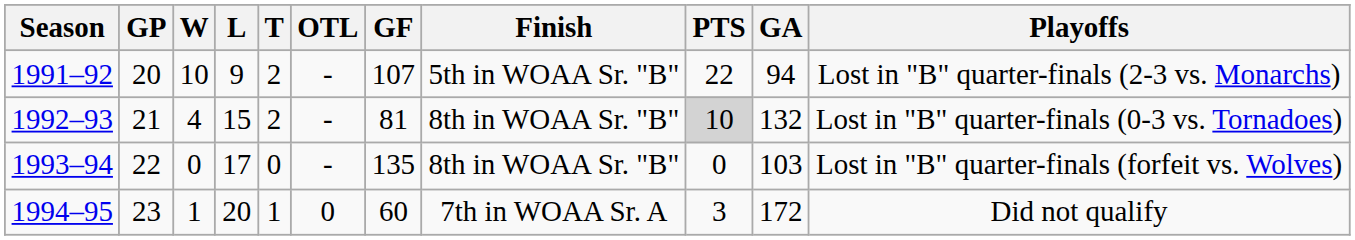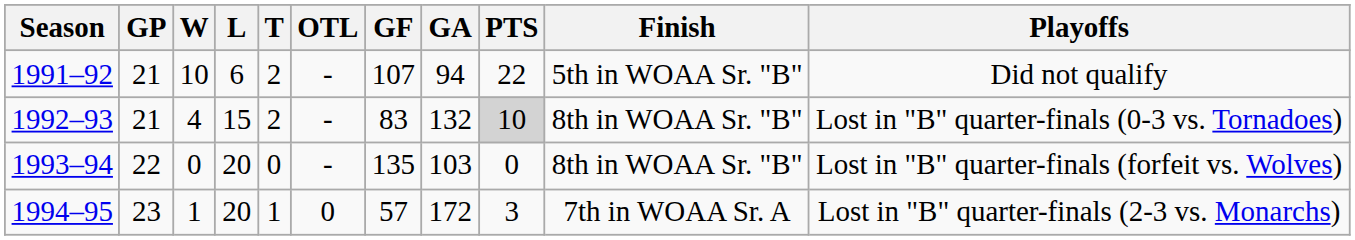columns swapped: (781, 27) <-> (554, 27)
(146, 73) 20 -> (146, 73) 21
(237, 73) 9 -> (237, 73) 6
(1079, 73) Lost in "B" quarter-finals (2-3 vs. Monarchs) -> (1079, 73) Did not qualify
(393, 119) 81 -> (393, 119) 83
(237, 165) 17 -> (237, 165) 20
(393, 211) 60 -> (393, 211) 57
(1079, 211) Did not qualify -> (1079, 211) Lost in "B" quarter-finals (2-3 vs. Monarchs)
